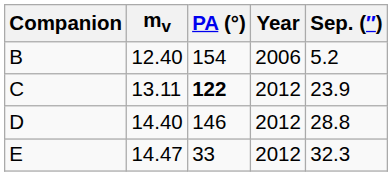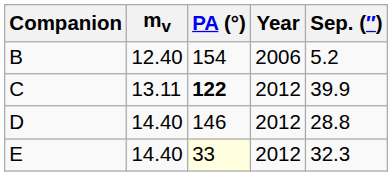(330, 89) 23.9 -> (330, 89) 39.9
(157, 154) 14.47 -> (157, 154) 14.40
(204, 154) no background -> (204, 154) lightyellow background
